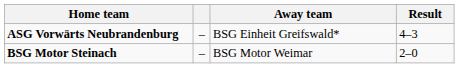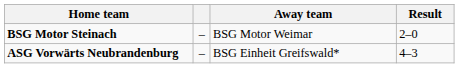rows swapped: (62, 53) <-> (93, 33)
